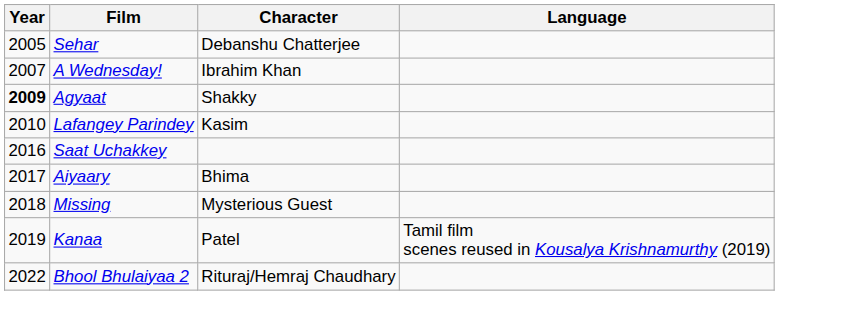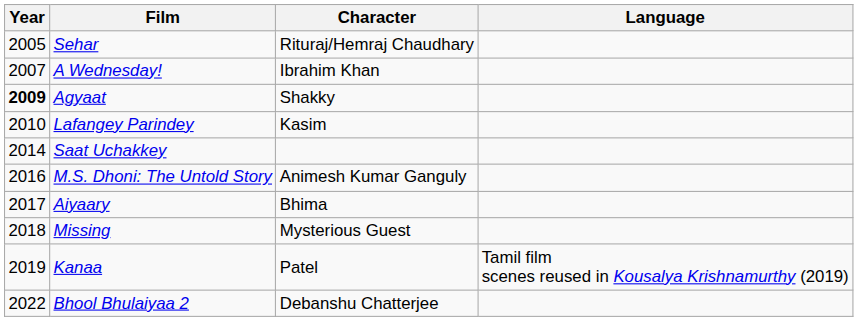(281, 44) Debanshu Chatterjee -> (377, 44) Rituraj/Hemraj Chaudhary
(27, 151) 2016 -> (27, 151) 2014
+ row: (163, 177)
(298, 276) Rituraj/Hemraj Chaudhary -> (359, 303) Debanshu Chatterjee
